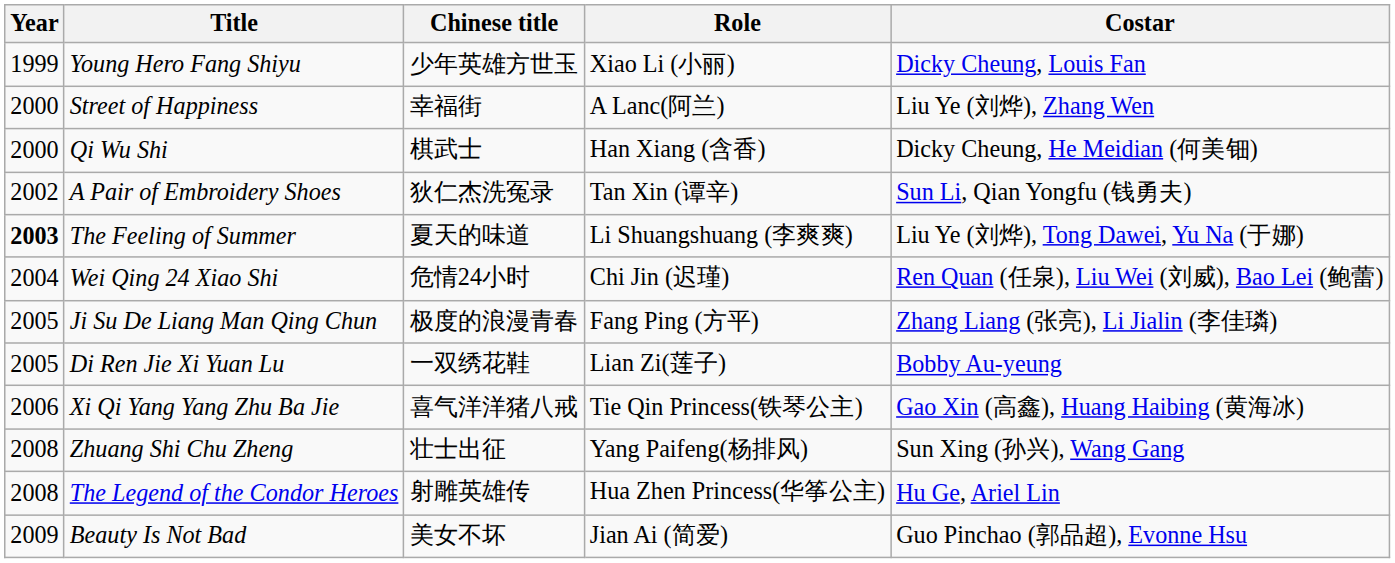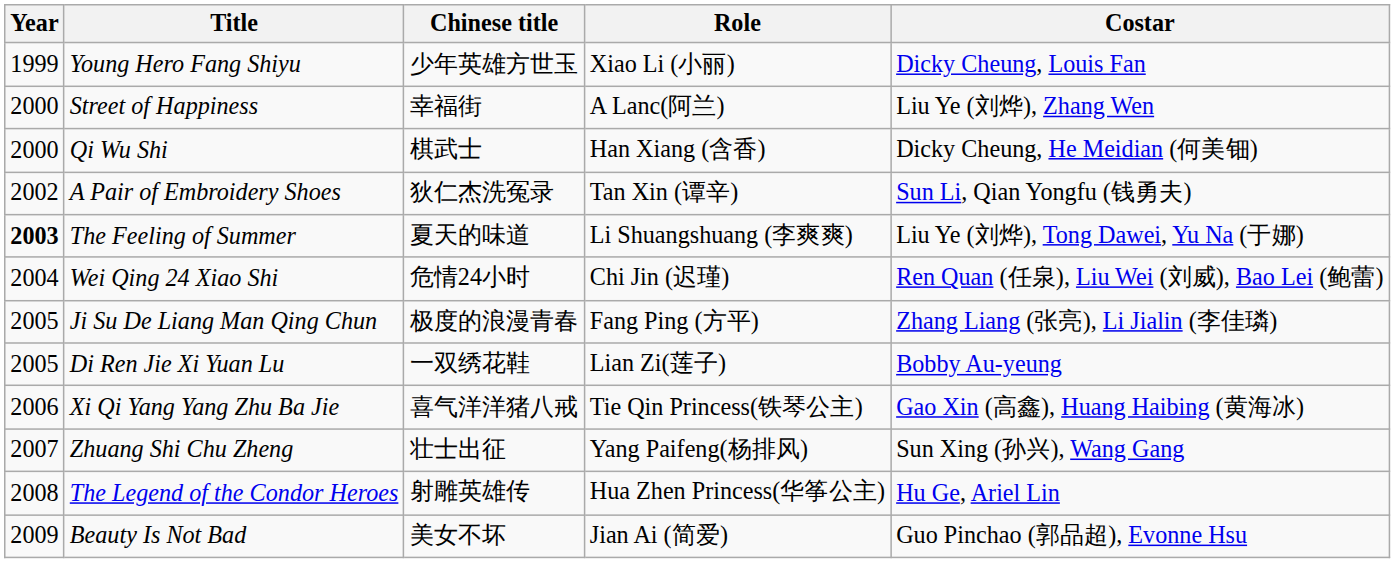(34, 449) 2008 -> (34, 449) 2007
